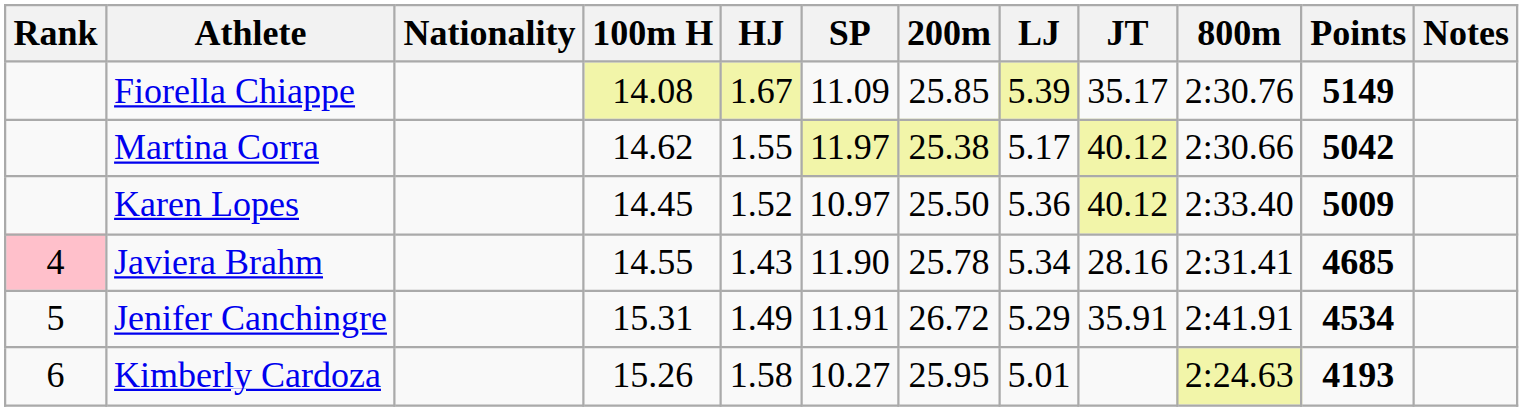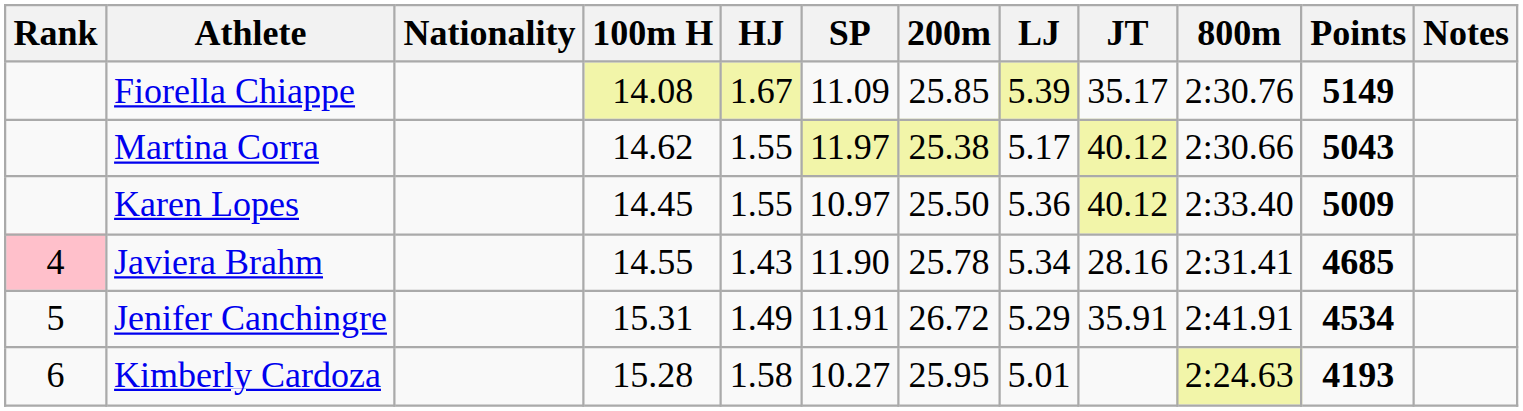(1358, 147) 5042 -> (1358, 147) 5043
(761, 204) 1.52 -> (761, 204) 1.55
(653, 375) 15.26 -> (653, 375) 15.28
